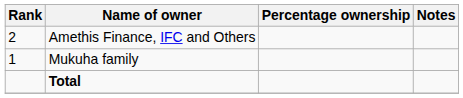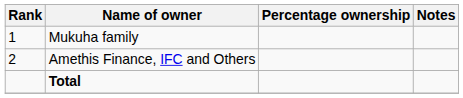rows swapped: (94, 59) <-> (152, 37)
